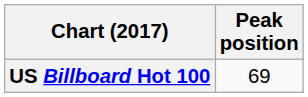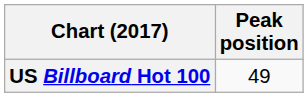(259, 75) 69 -> (259, 75) 49
